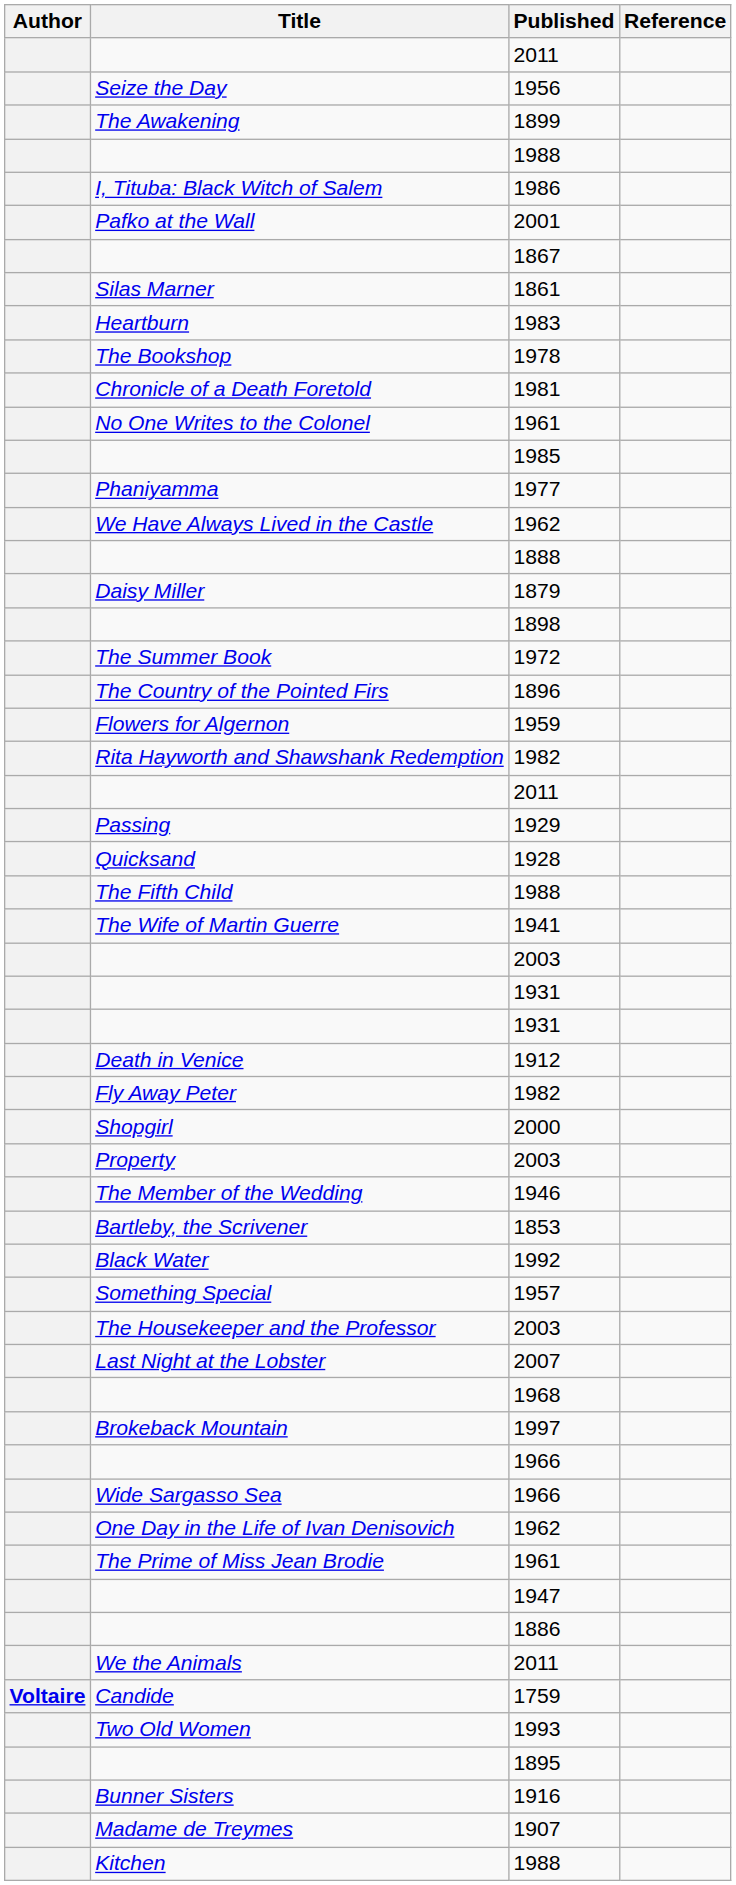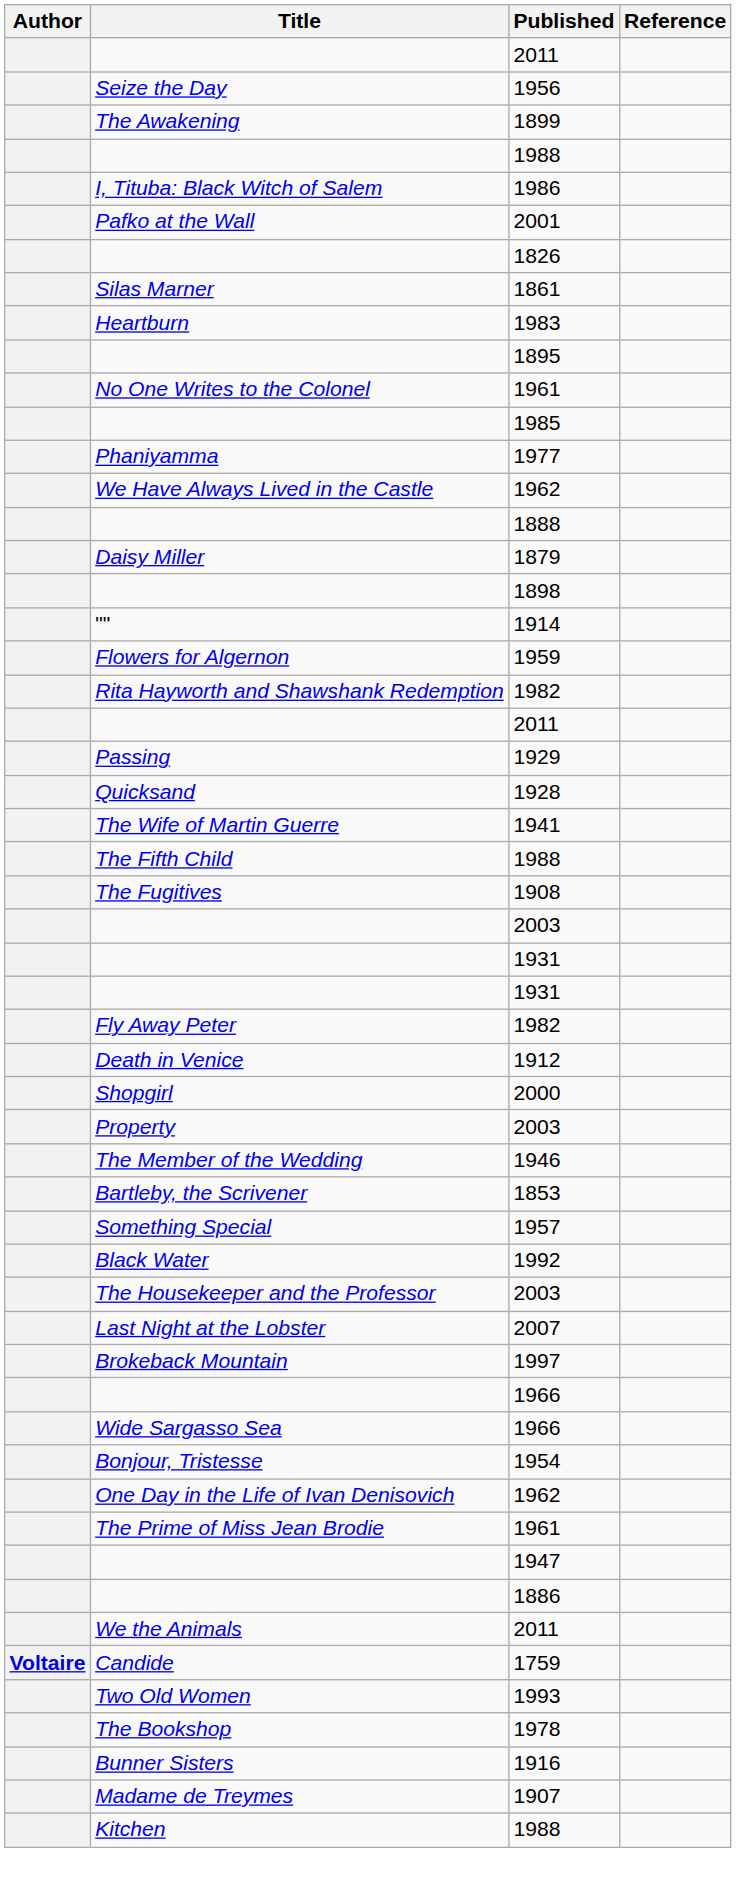- row: (299, 256)
+ row: (299, 256)
rows swapped: (163, 356) <-> (299, 1763)
- row: (233, 389)
- row: (183, 657)
- row: (242, 691)
+ row: (103, 624)
rows swapped: (164, 892) <-> (217, 925)
+ row: (159, 892)
rows swapped: (166, 1093) <-> (169, 1059)
rows swapped: (183, 1294) <-> (152, 1260)
- row: (299, 1395)
+ row: (179, 1461)
